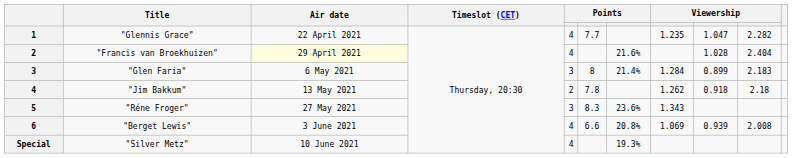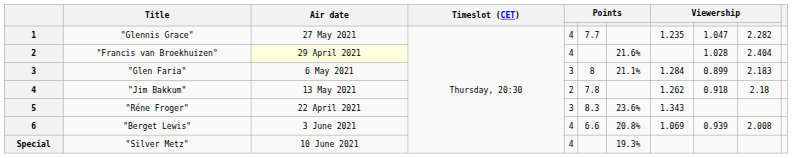(329, 35) 22 April 2021 -> (329, 35) 27 May 2021
(628, 71) 21.4% -> (628, 71) 21.1%
(329, 108) 27 May 2021 -> (329, 108) 22 April 2021
